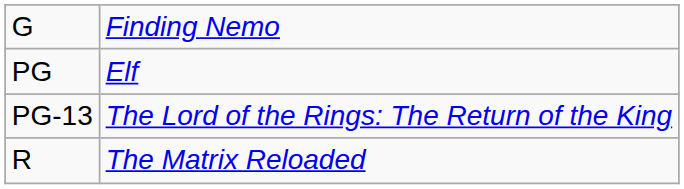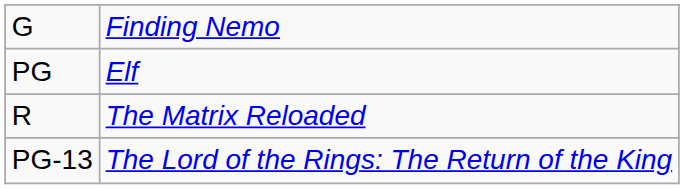rows swapped: (52, 115) <-> (22, 159)
